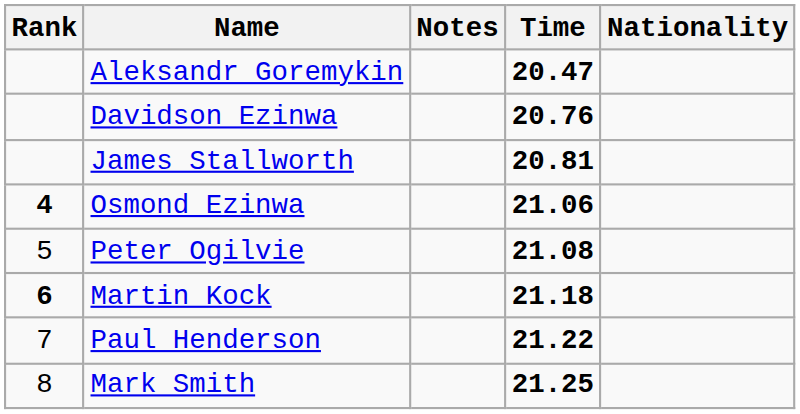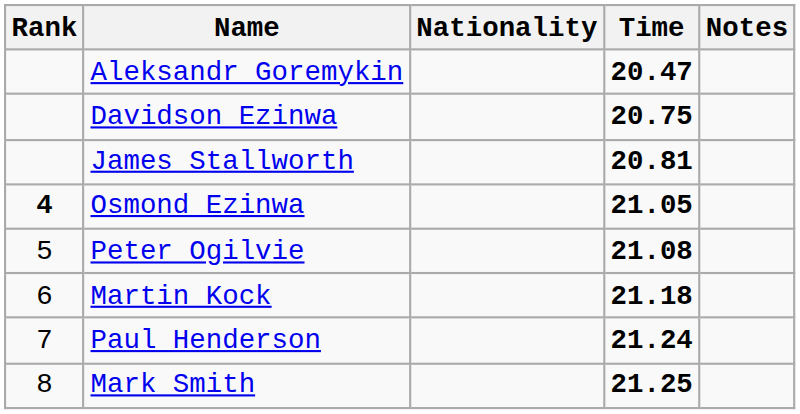columns swapped: (698, 27) <-> (458, 27)
(553, 117) 20.76 -> (652, 117) 20.75
(553, 206) 21.06 -> (652, 206) 21.05
(45, 296) bold -> (45, 296) normal
(553, 340) 21.22 -> (652, 340) 21.24
